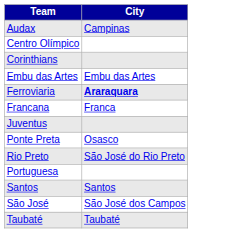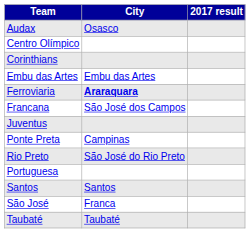+ column: (217, 12)
(107, 28) Campinas -> (101, 28) Osasco
(100, 108) Franca -> (135, 108) São José dos Campos
(101, 140) Osasco -> (107, 140) Campinas
(135, 204) São José dos Campos -> (100, 204) Franca
